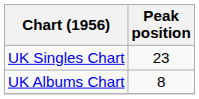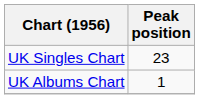(161, 81) 8 -> (161, 81) 1
